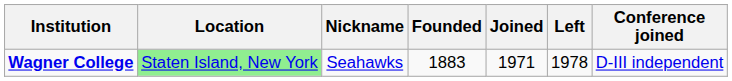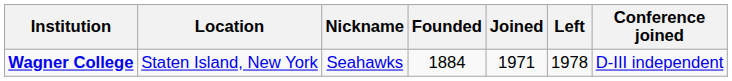(229, 62) lightgreen background -> (229, 62) no background
(447, 62) 1883 -> (447, 62) 1884
